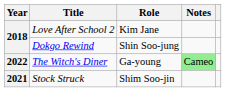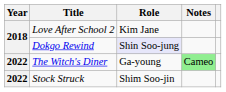(149, 45) no background -> (149, 45) lavender background
(17, 78) 2021 -> (17, 78) 2022
